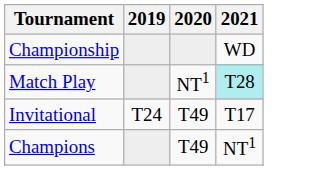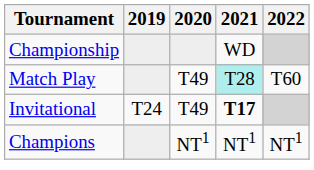+ column: (286, 19)
(193, 81) NT1 -> (193, 79) T49
(240, 114) normal -> (240, 109) bold
(193, 146) T49 -> (193, 141) NT1
